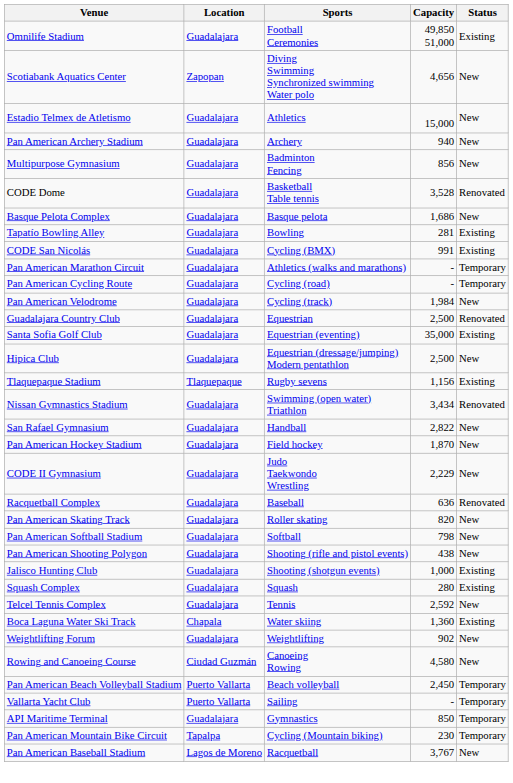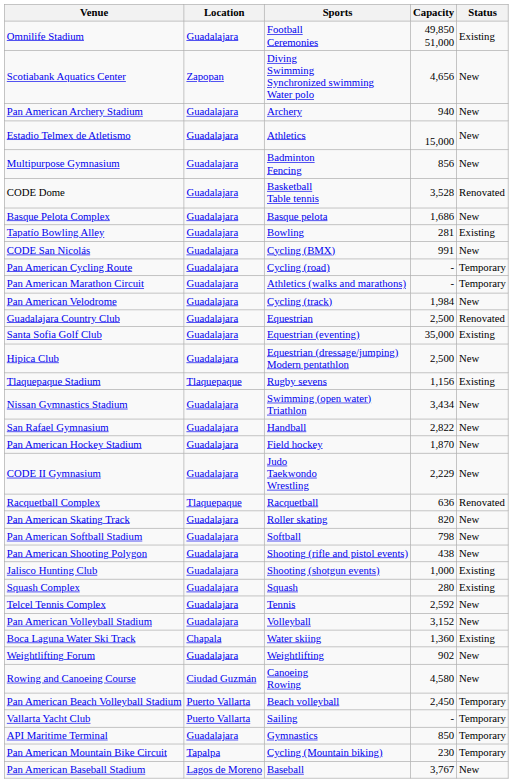rows swapped: (75, 141) <-> (69, 118)
(477, 250) Existing -> (469, 250) New
rows swapped: (75, 267) <-> (69, 284)
(482, 404) Renovated -> (469, 404) New
(212, 502) Guadalajara -> (214, 502) Tlaquepaque
(285, 502) Baseball -> (293, 502) Racquetball
+ row: (79, 621)
(293, 752) Racquetball -> (285, 769) Baseball
